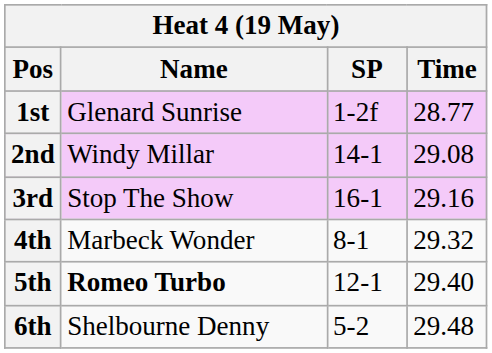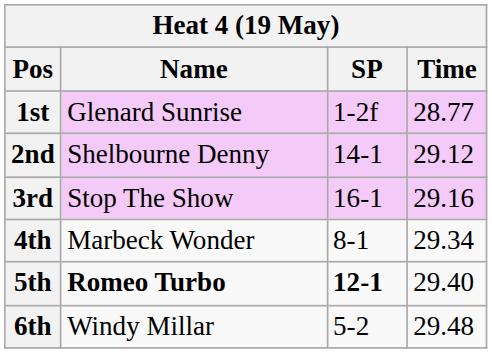(141, 154) Windy Millar -> (168, 154) Shelbourne Denny
(444, 154) 29.08 -> (444, 154) 29.12
(444, 240) 29.32 -> (444, 240) 29.34
(358, 283) normal -> (358, 283) bold
(168, 326) Shelbourne Denny -> (141, 326) Windy Millar
